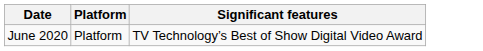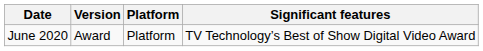+ column: (97, 14)
